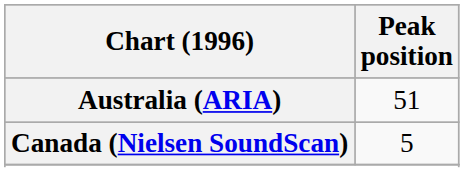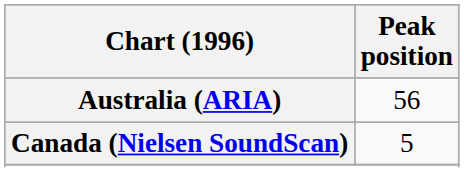(407, 99) 51 -> (407, 99) 56
